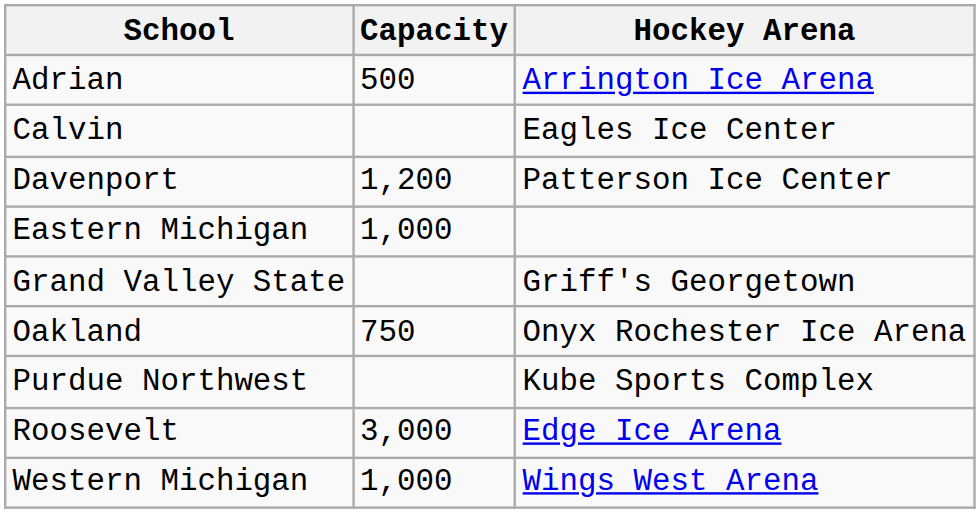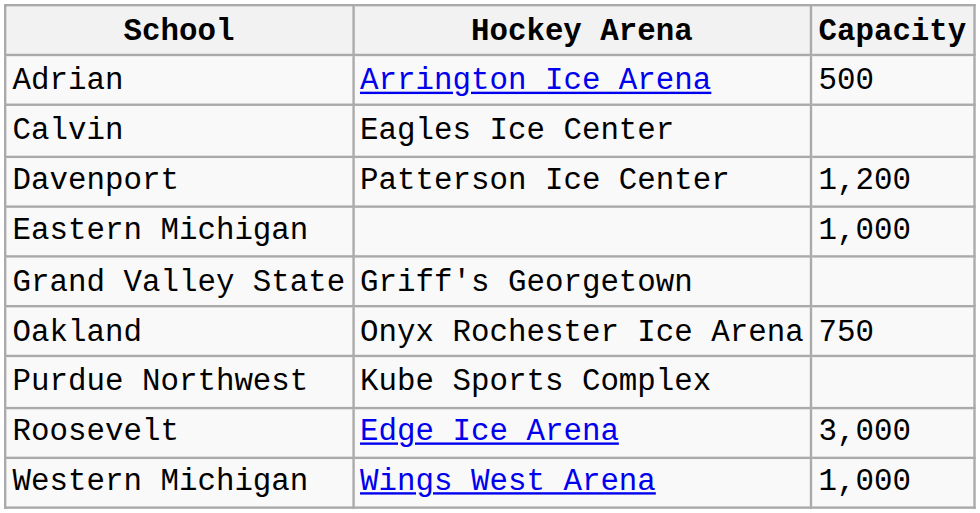columns swapped: (744, 30) <-> (434, 30)
